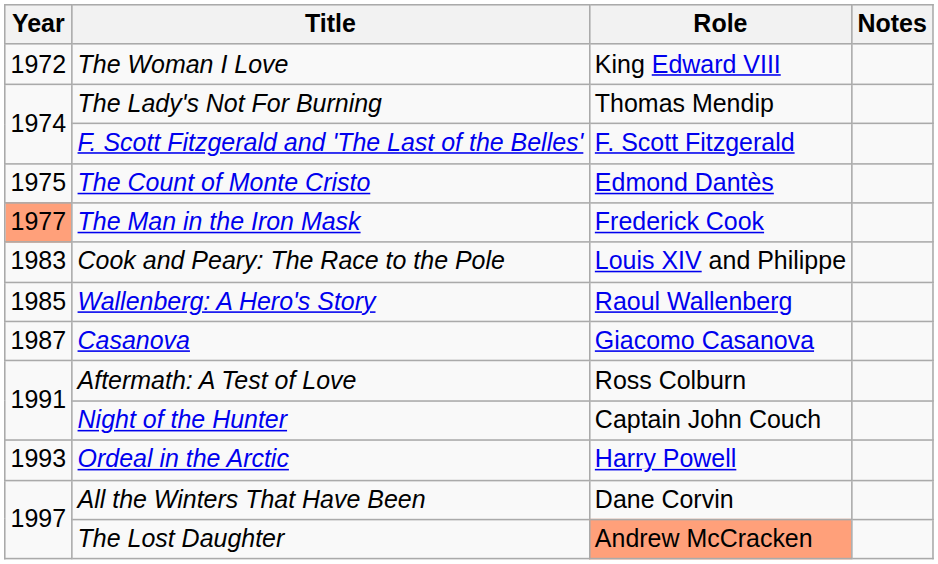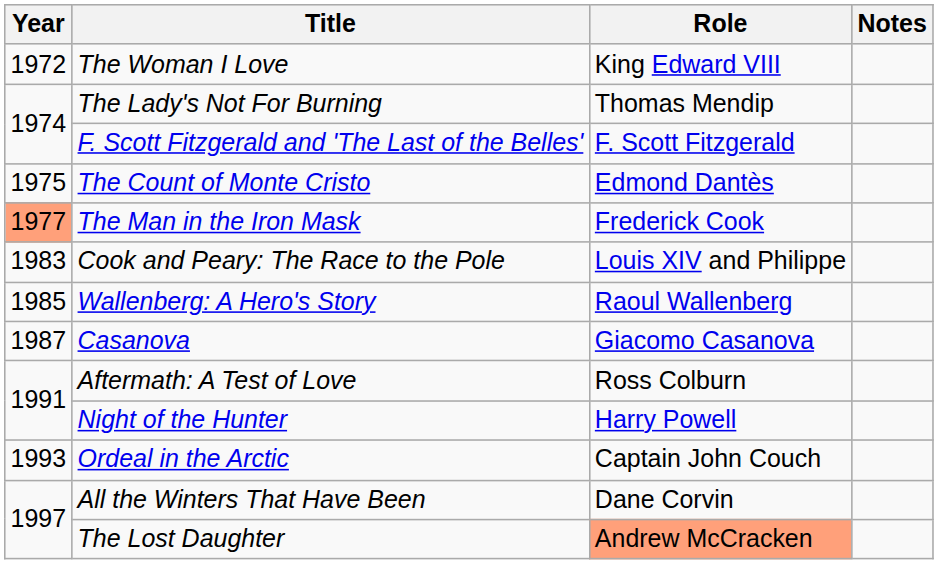(708, 420) Captain John Couch -> (666, 420) Harry Powell
(666, 459) Harry Powell -> (708, 459) Captain John Couch
